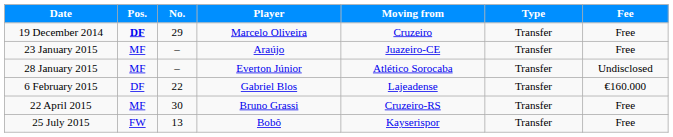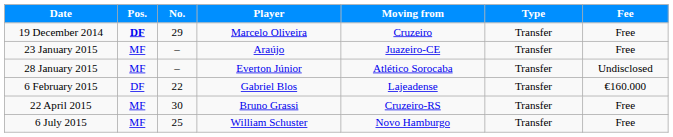+ row: (61, 123)
- row: (61, 123)
